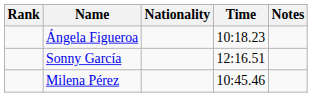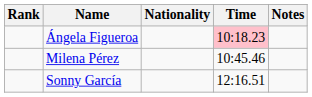(241, 37) no background -> (241, 37) pink background
rows swapped: (83, 80) <-> (84, 59)
